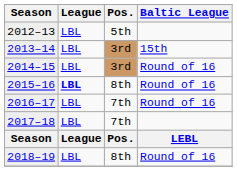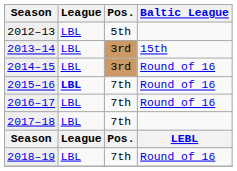(121, 85) 8th -> (121, 85) 7th
(121, 157) 8th -> (121, 157) 7th
